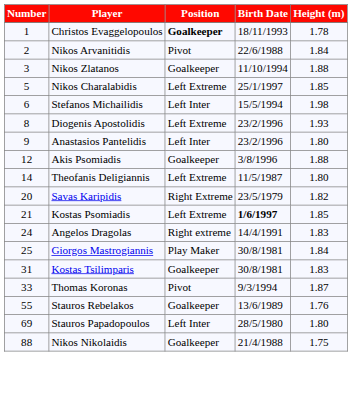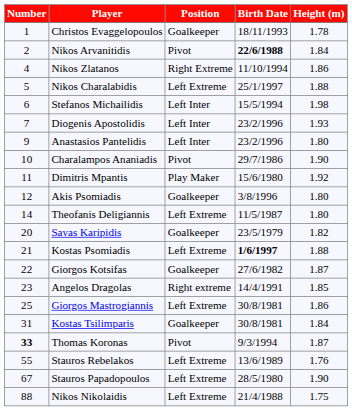(195, 31) bold -> (193, 31) normal
(260, 50) normal -> (260, 50) bold
(27, 68) 3 -> (27, 68) 4
(193, 68) Goalkeeper -> (200, 68) Right Extreme
(319, 68) 1.88 -> (319, 68) 1.86
(319, 86) 1.85 -> (319, 86) 1.88
(27, 123) 8 -> (27, 123) 7
(197, 123) Left Extreme -> (189, 123) Left Inter
+ row: (104, 159)
+ row: (89, 177)
(319, 159) 1.88 -> (319, 196) 1.80
(200, 196) Right Extreme -> (193, 232) Goalkeeper
(319, 214) 1.85 -> (319, 250) 1.88
+ row: (89, 269)
(27, 232) 24 -> (27, 287) 23
(319, 232) 1.83 -> (319, 287) 1.85
(193, 250) Play Maker -> (197, 305) Left Extreme
(319, 250) 1.84 -> (319, 305) 1.86
(319, 269) 1.83 -> (319, 323) 1.84
(27, 287) normal -> (27, 342) bold
(193, 305) Goalkeeper -> (197, 360) Left Extreme
(27, 323) 69 -> (27, 378) 67
(189, 323) Left Inter -> (197, 378) Left Extreme
(319, 323) 1.80 -> (319, 378) 1.90
(193, 342) Goalkeeper -> (197, 396) Left Extreme
